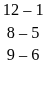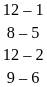+ row: (23, 55)
